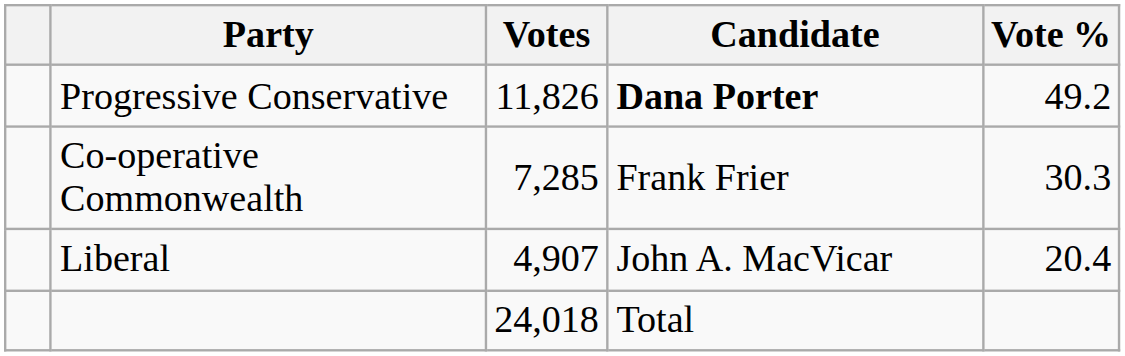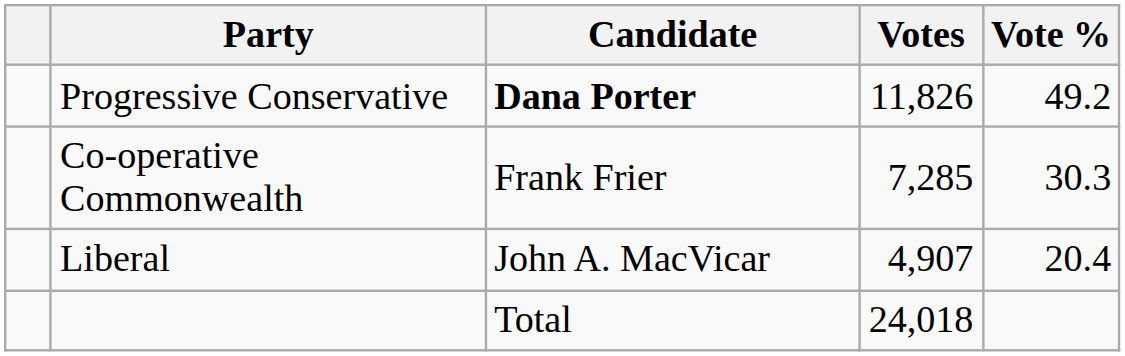columns swapped: (795, 34) <-> (546, 34)
